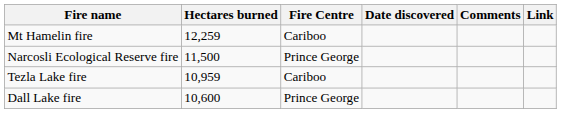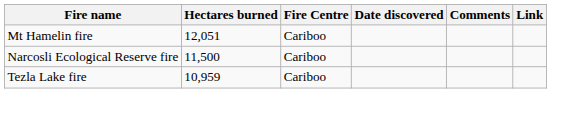(202, 35) 12,259 -> (202, 35) 12,051
(321, 56) Prince George -> (305, 56) Cariboo
- row: (44, 98)
